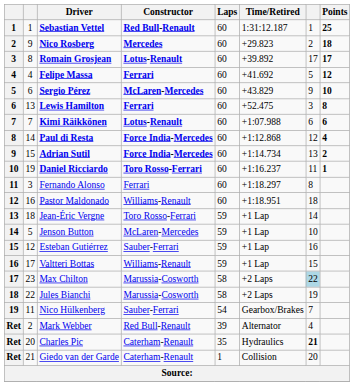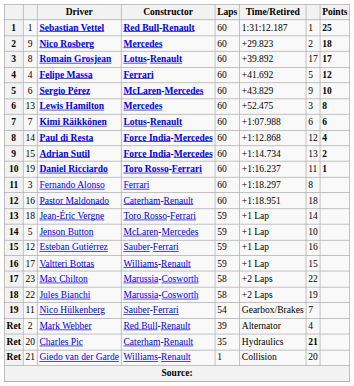(138, 106) Ferrari -> (143, 106) Mercedes
(157, 200) Williams-Renault -> (158, 200) Caterham-Renault
(313, 278) lightblue background -> (313, 278) no background
(158, 357) Caterham-Renault -> (157, 357) Williams-Renault
